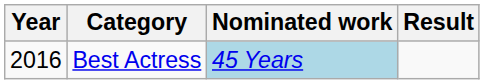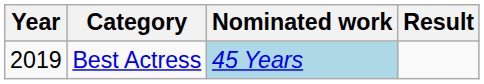(36, 59) 2016 -> (36, 59) 2019
